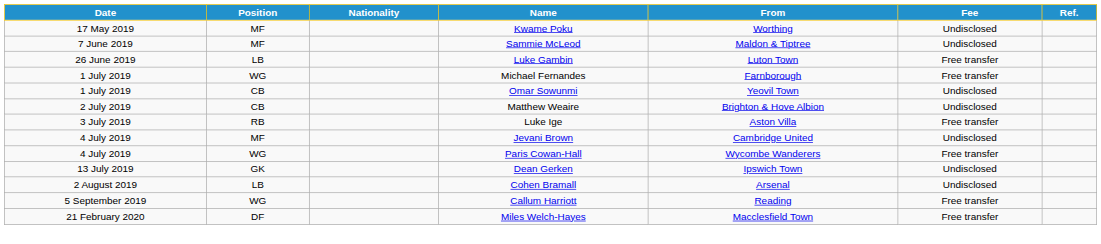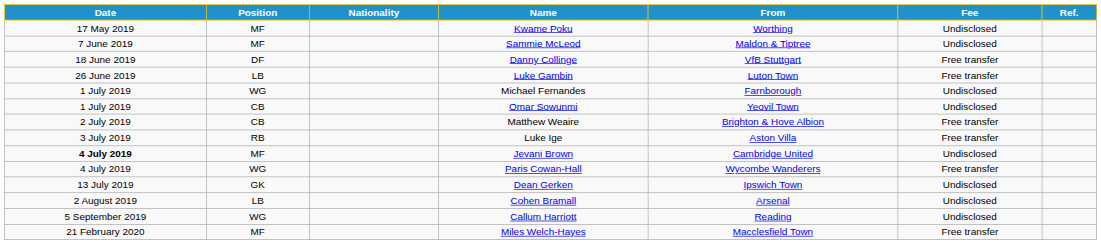+ row: (543, 60)
(970, 75) Free transfer -> (970, 91) Undisclosed
(970, 107) Undisclosed -> (970, 122) Free transfer
(105, 138) normal -> (105, 154) bold
(970, 201) Free transfer -> (970, 217) Undisclosed
(258, 217) DF -> (258, 232) MF
